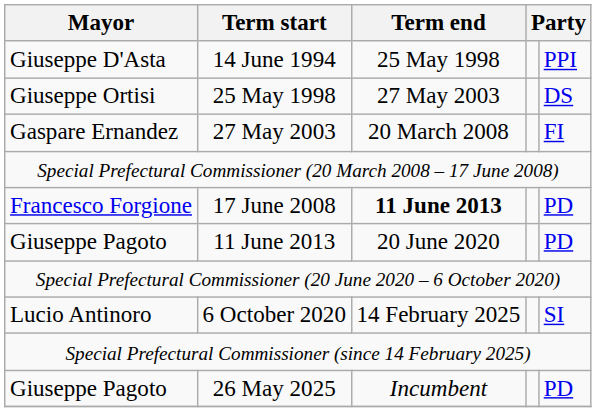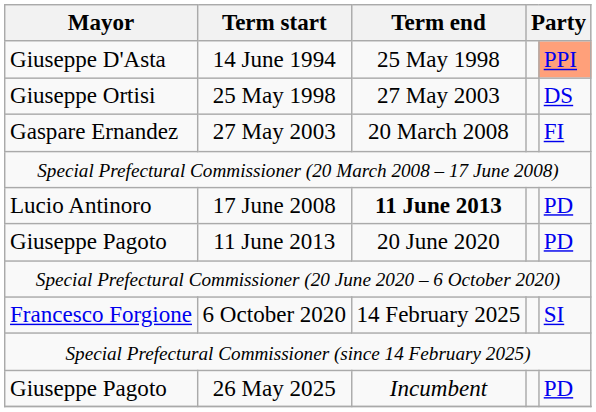(560, 59) no background -> (560, 59) lightsalmon background
(101, 205) Francesco Forgione -> (81, 205) Lucio Antinoro
(81, 315) Lucio Antinoro -> (101, 315) Francesco Forgione
